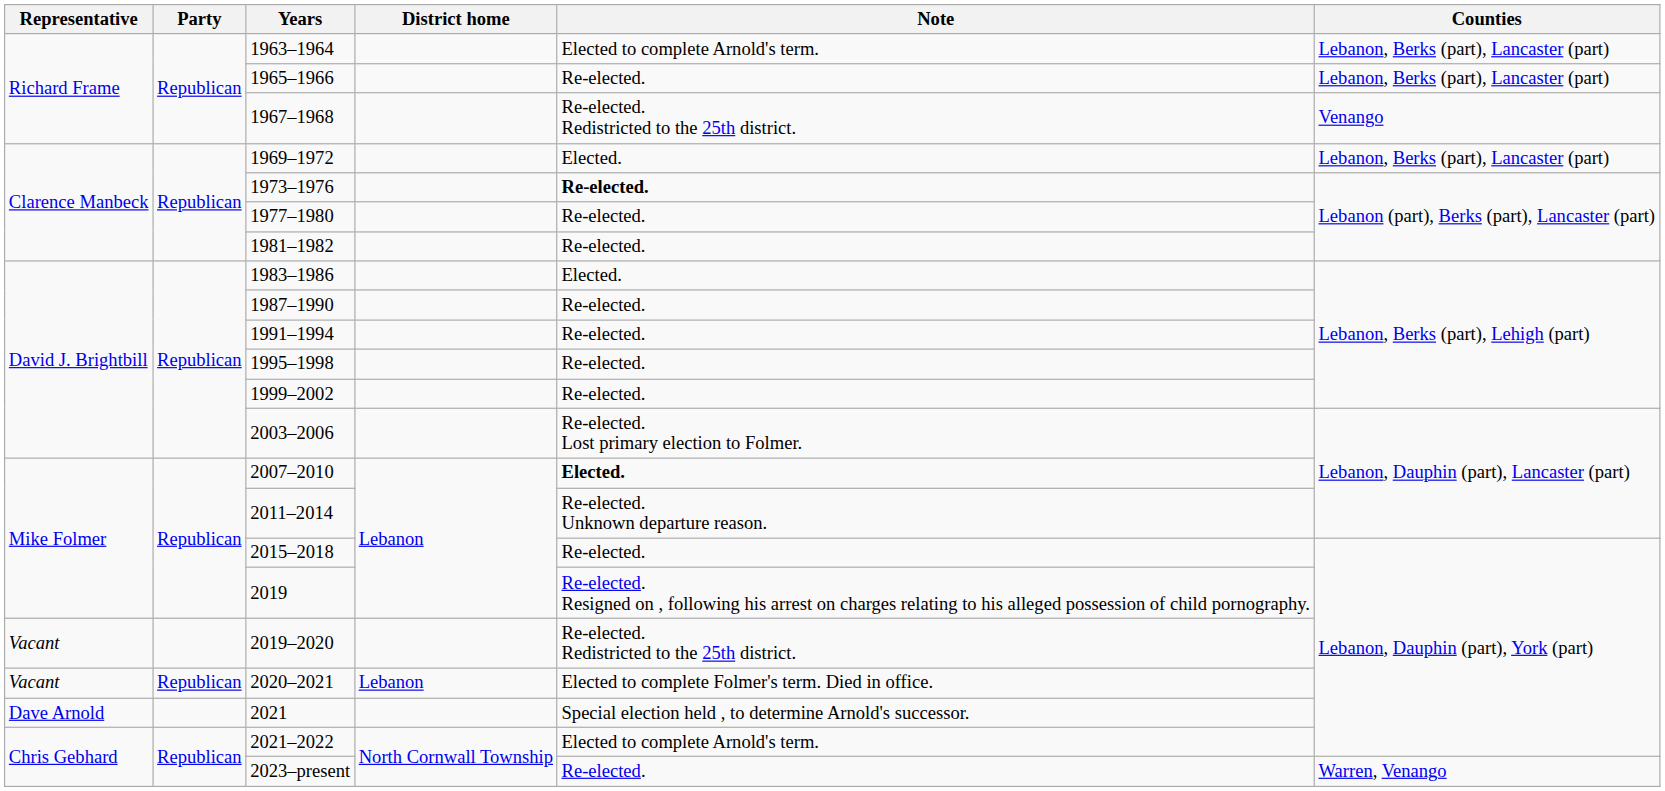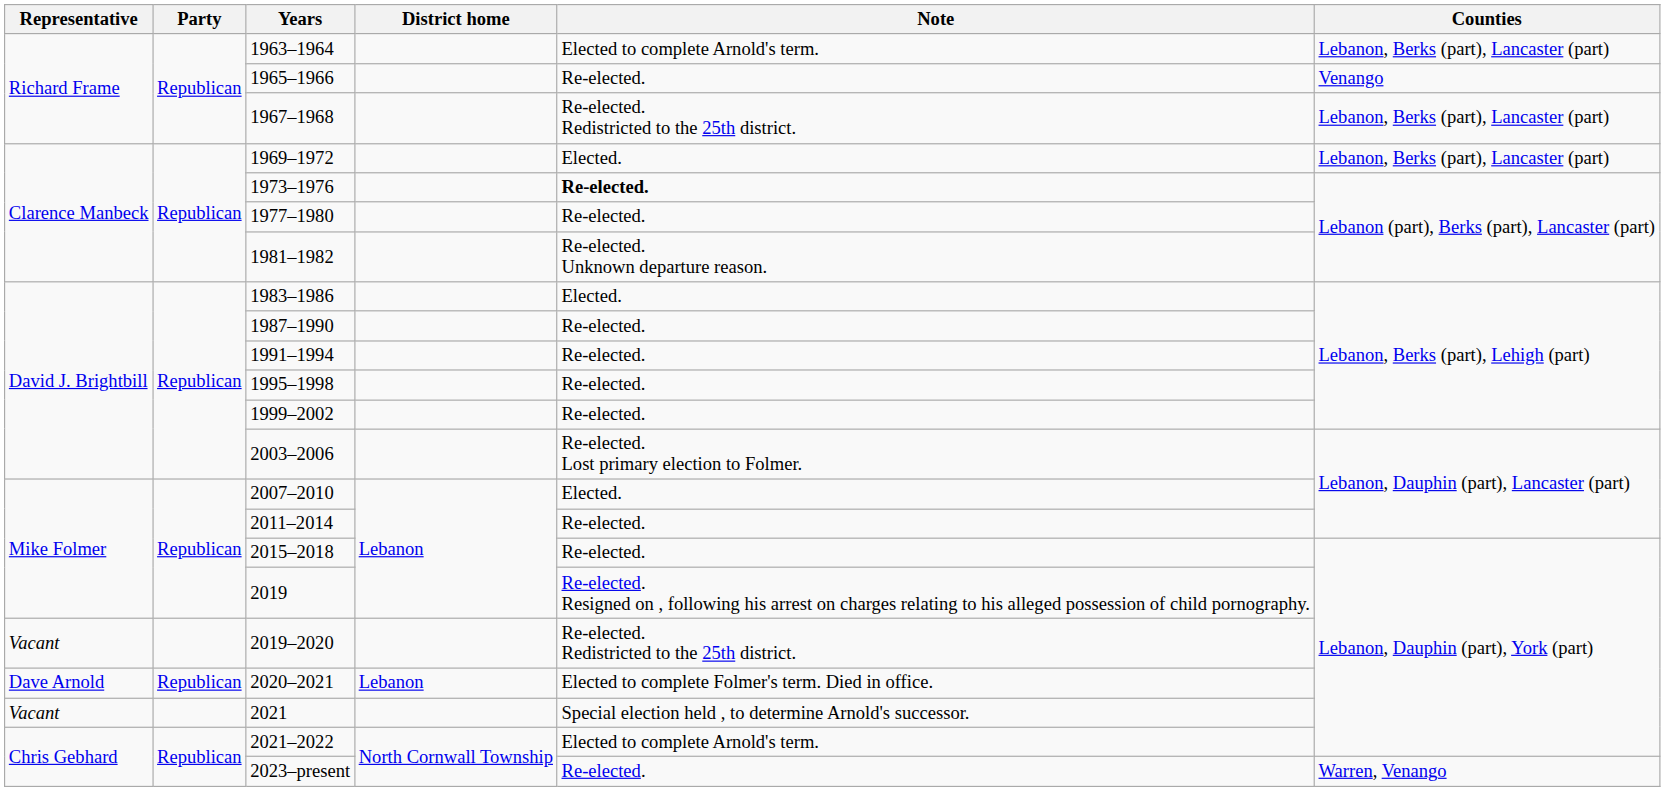(1464, 78) Lebanon, Berks (part), Lancaster (part) -> (1351, 78) Venango
(1351, 117) Venango -> (1464, 117) Lebanon, Berks (part), Lancaster (part)
(604, 246) Re-elected. -> (664, 256) Re-elected. Unknown departure reason.
(593, 473) bold -> (592, 493) normal
(664, 512) Re-elected. Unknown departure reason. -> (604, 523) Re-elected.
(34, 682) Vacant -> (57, 682) Dave Arnold
(57, 712) Dave Arnold -> (34, 712) Vacant
